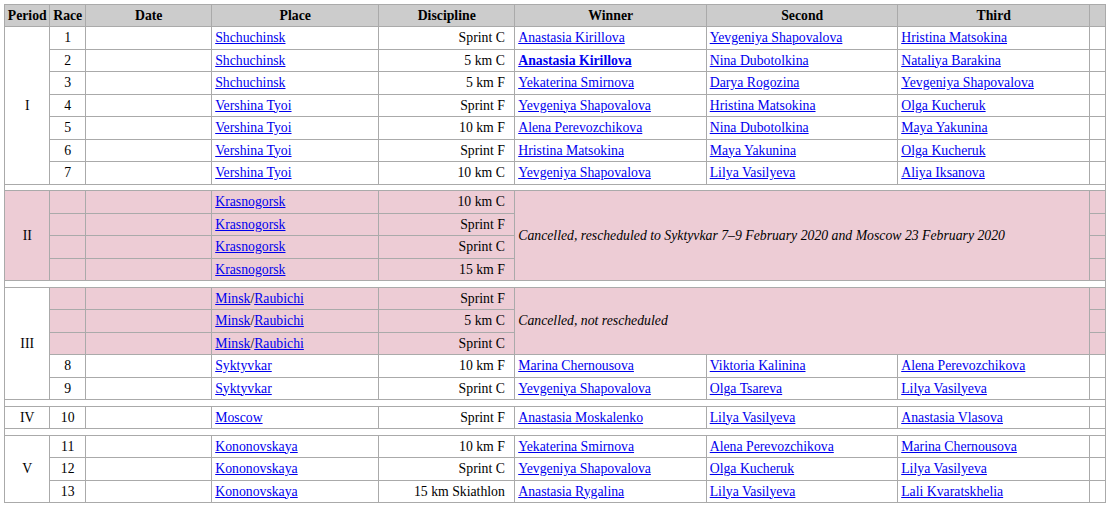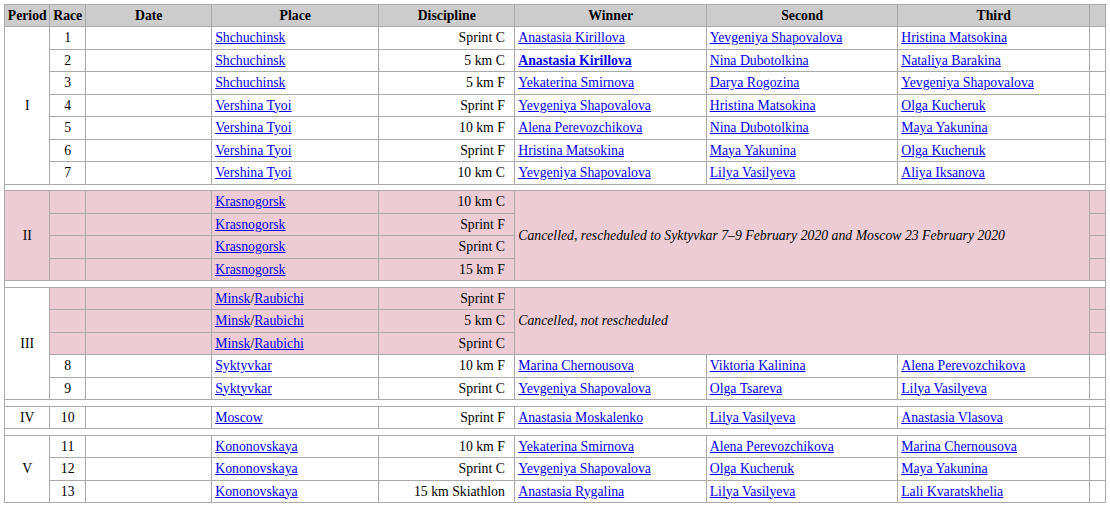(944, 468) Lilya Vasilyeva -> (944, 468) Maya Yakunina
